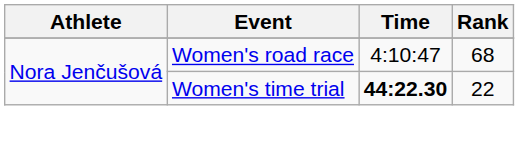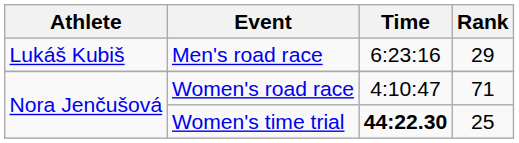+ row: (247, 55)
(483, 55) 68 -> (483, 88) 71
(483, 88) 22 -> (483, 122) 25
